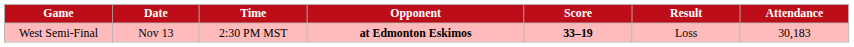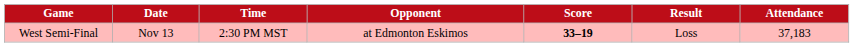(416, 32) bold -> (416, 32) normal
(794, 32) 30,183 -> (794, 32) 37,183
